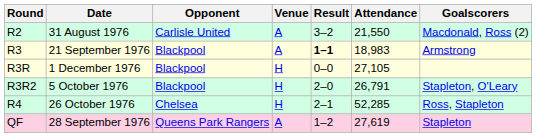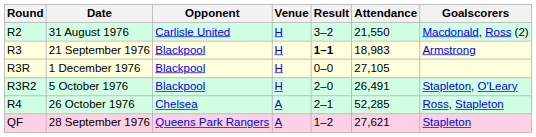(278, 31) A -> (279, 31) H
(278, 50) A -> (279, 50) H
(372, 86) 26,791 -> (372, 86) 26,491
(279, 104) H -> (278, 104) A
(372, 123) 27,619 -> (372, 123) 27,621
